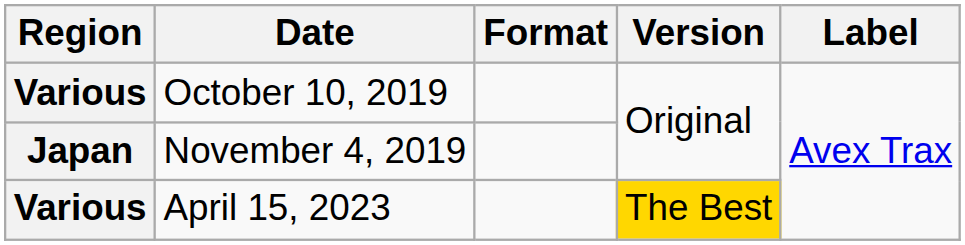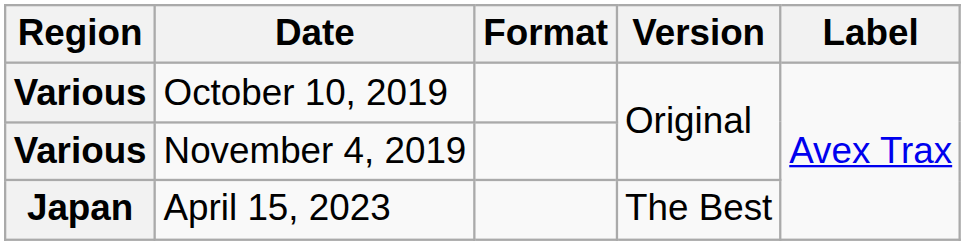(80, 150) Japan -> (80, 150) Various
(80, 208) Various -> (80, 208) Japan
(699, 208) gold background -> (699, 208) no background
